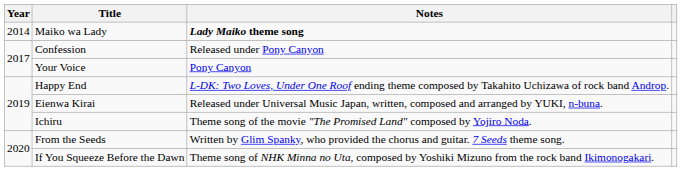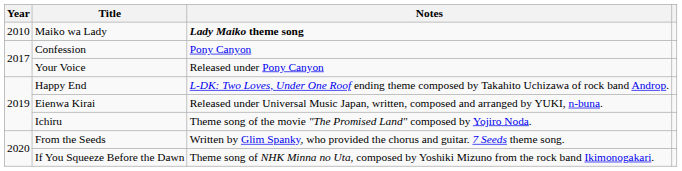(18, 31) 2014 -> (18, 31) 2010
(257, 49) Released under Pony Canyon -> (220, 49) Pony Canyon
(220, 67) Pony Canyon -> (257, 67) Released under Pony Canyon
